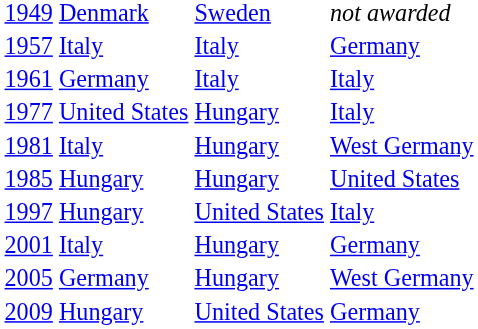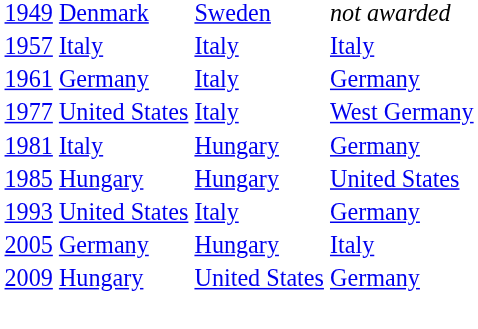(375, 46) Germany -> (352, 46) Italy
(352, 79) Italy -> (375, 79) Germany
(237, 112) Hungary -> (217, 112) Italy
(352, 112) Italy -> (402, 112) West Germany
(402, 145) West Germany -> (375, 145) Germany
+ row: (29, 212)
- row: (29, 212)
- row: (29, 245)
(402, 278) West Germany -> (352, 245) Italy
